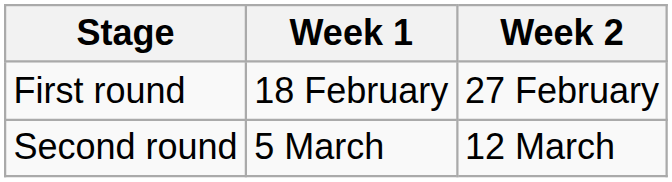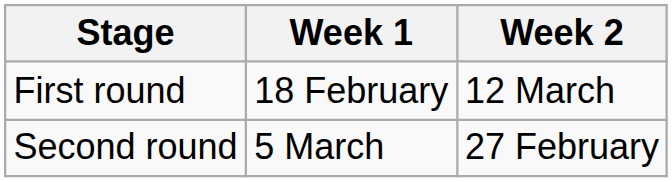(562, 90) 27 February -> (540, 90) 12 March
(540, 147) 12 March -> (562, 147) 27 February
